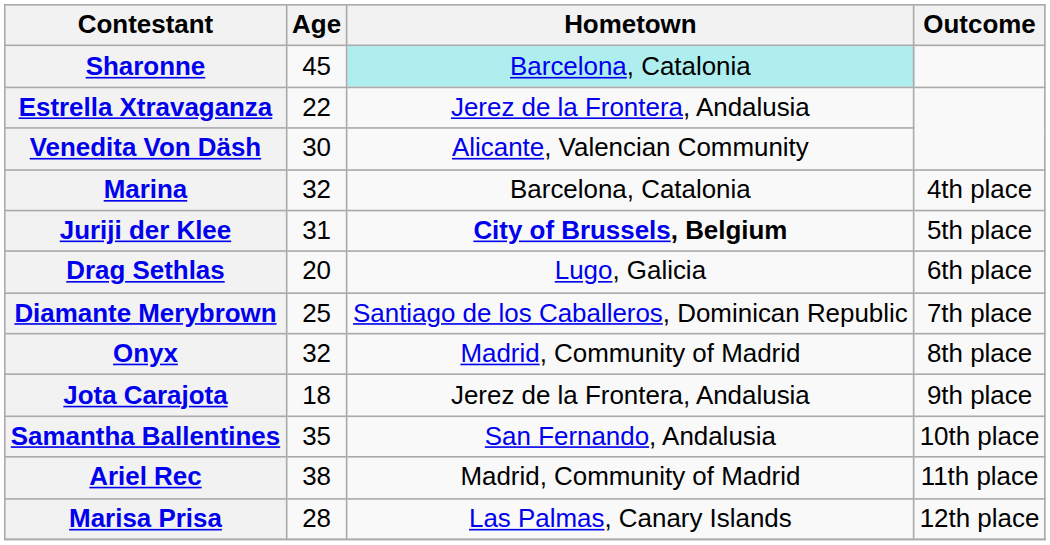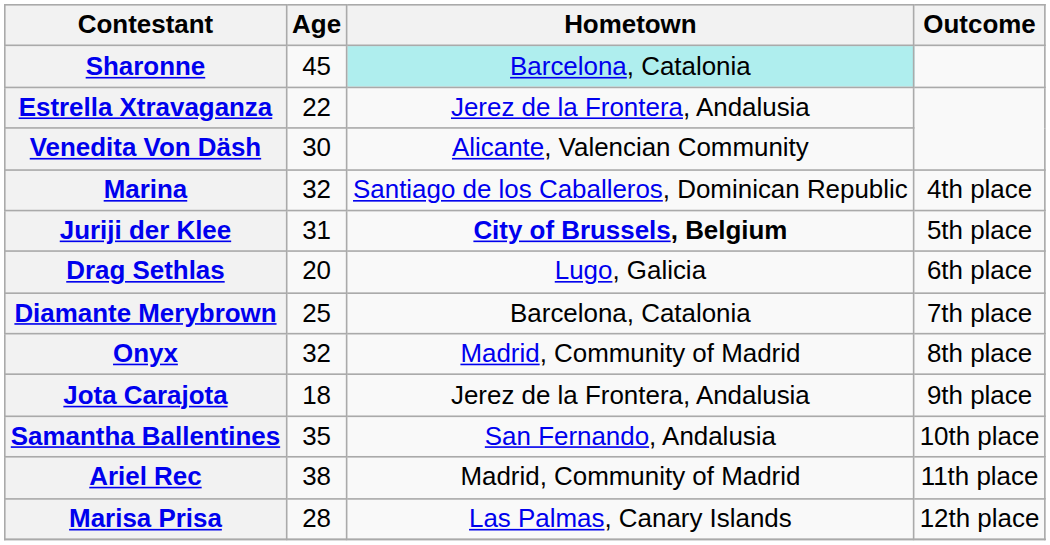(630, 189) Barcelona, Catalonia -> (630, 189) Santiago de los Caballeros, Dominican Republic
(630, 312) Santiago de los Caballeros, Dominican Republic -> (630, 312) Barcelona, Catalonia
